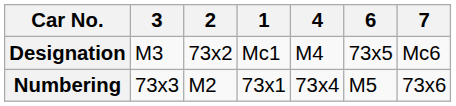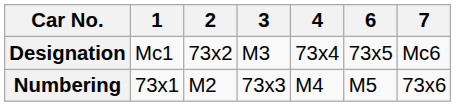columns swapped: (264, 20) <-> (157, 20)
(309, 52) M4 -> (317, 52) 73x4
(317, 85) 73x4 -> (309, 85) M4
